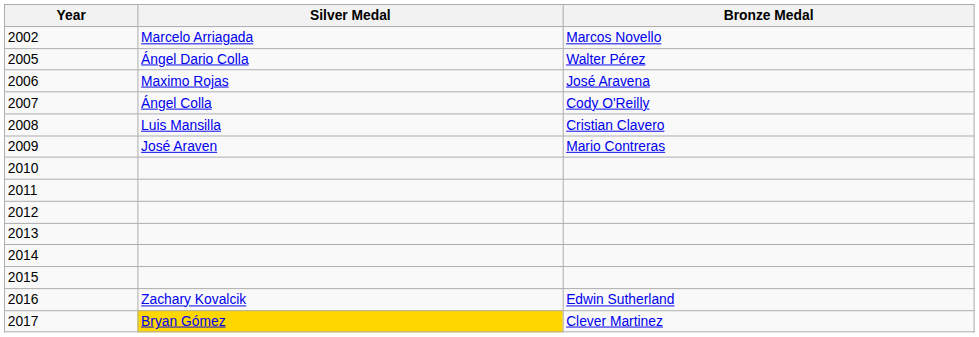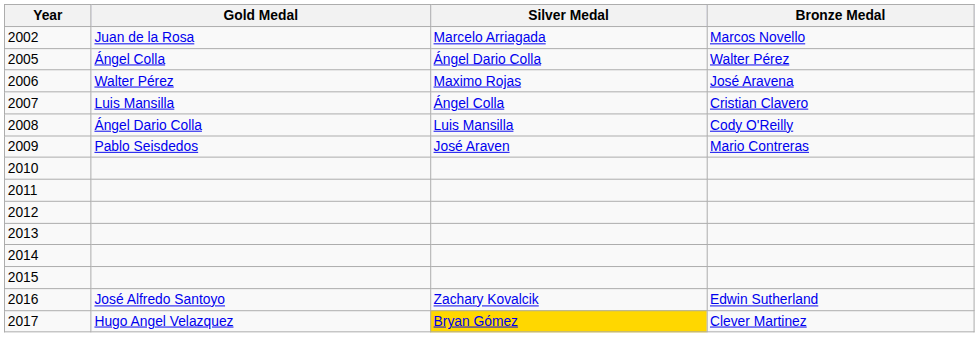+ column: (261, 16)
(608, 103) Cody O'Reilly -> (759, 103) Cristian Clavero
(615, 125) Cristian Clavero -> (752, 125) Cody O'Reilly
